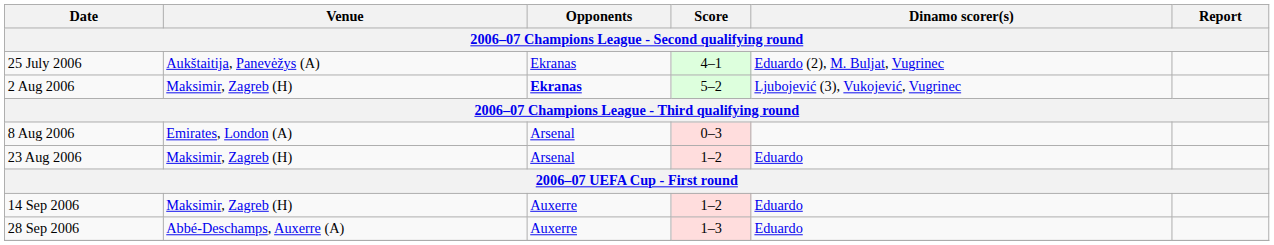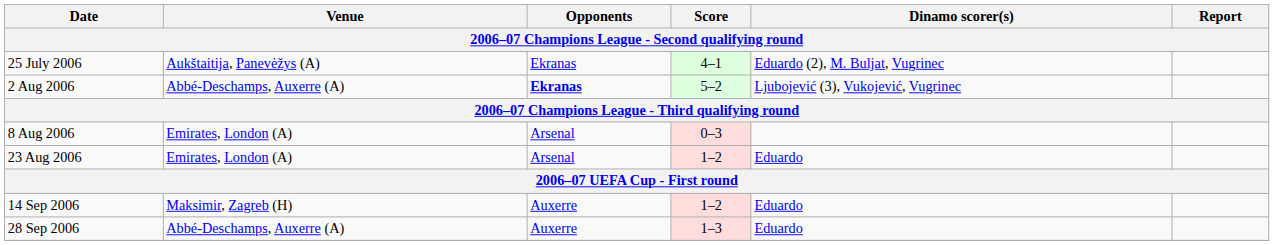(229, 87) Maksimir, Zagreb (H) -> (255, 87) Abbé-Deschamps, Auxerre (A)
(229, 157) Maksimir, Zagreb (H) -> (229, 157) Emirates, London (A)
